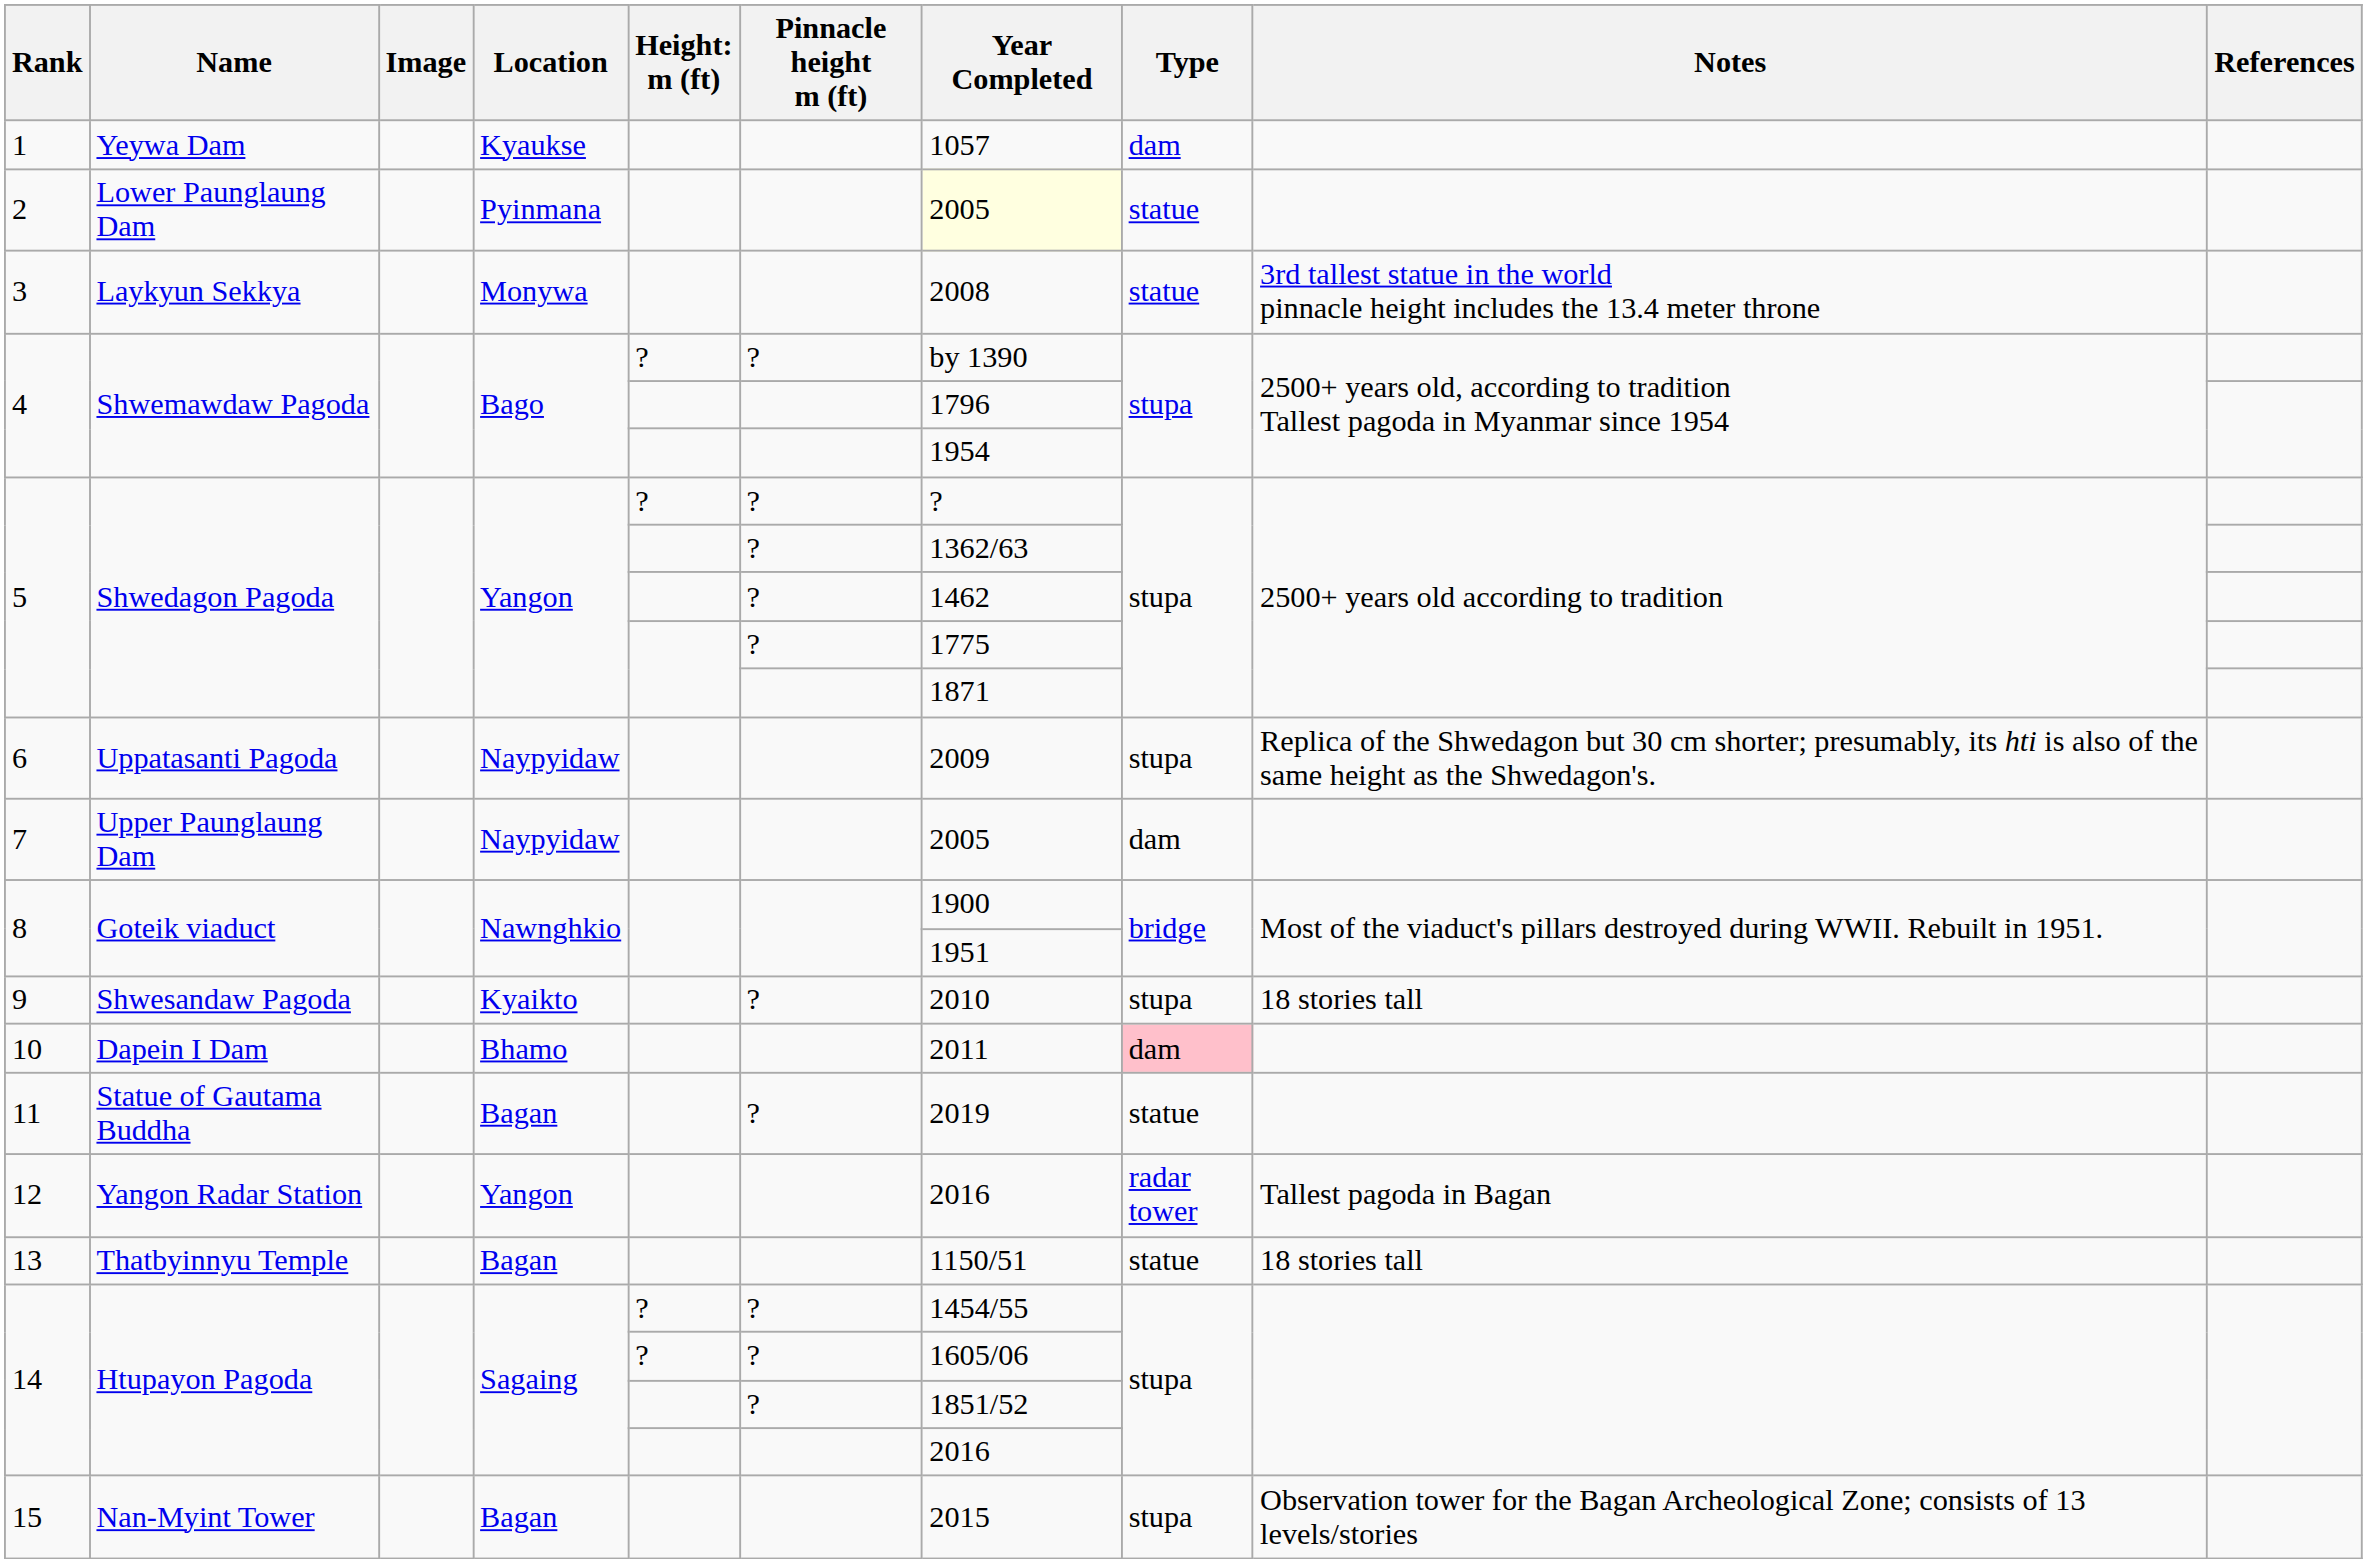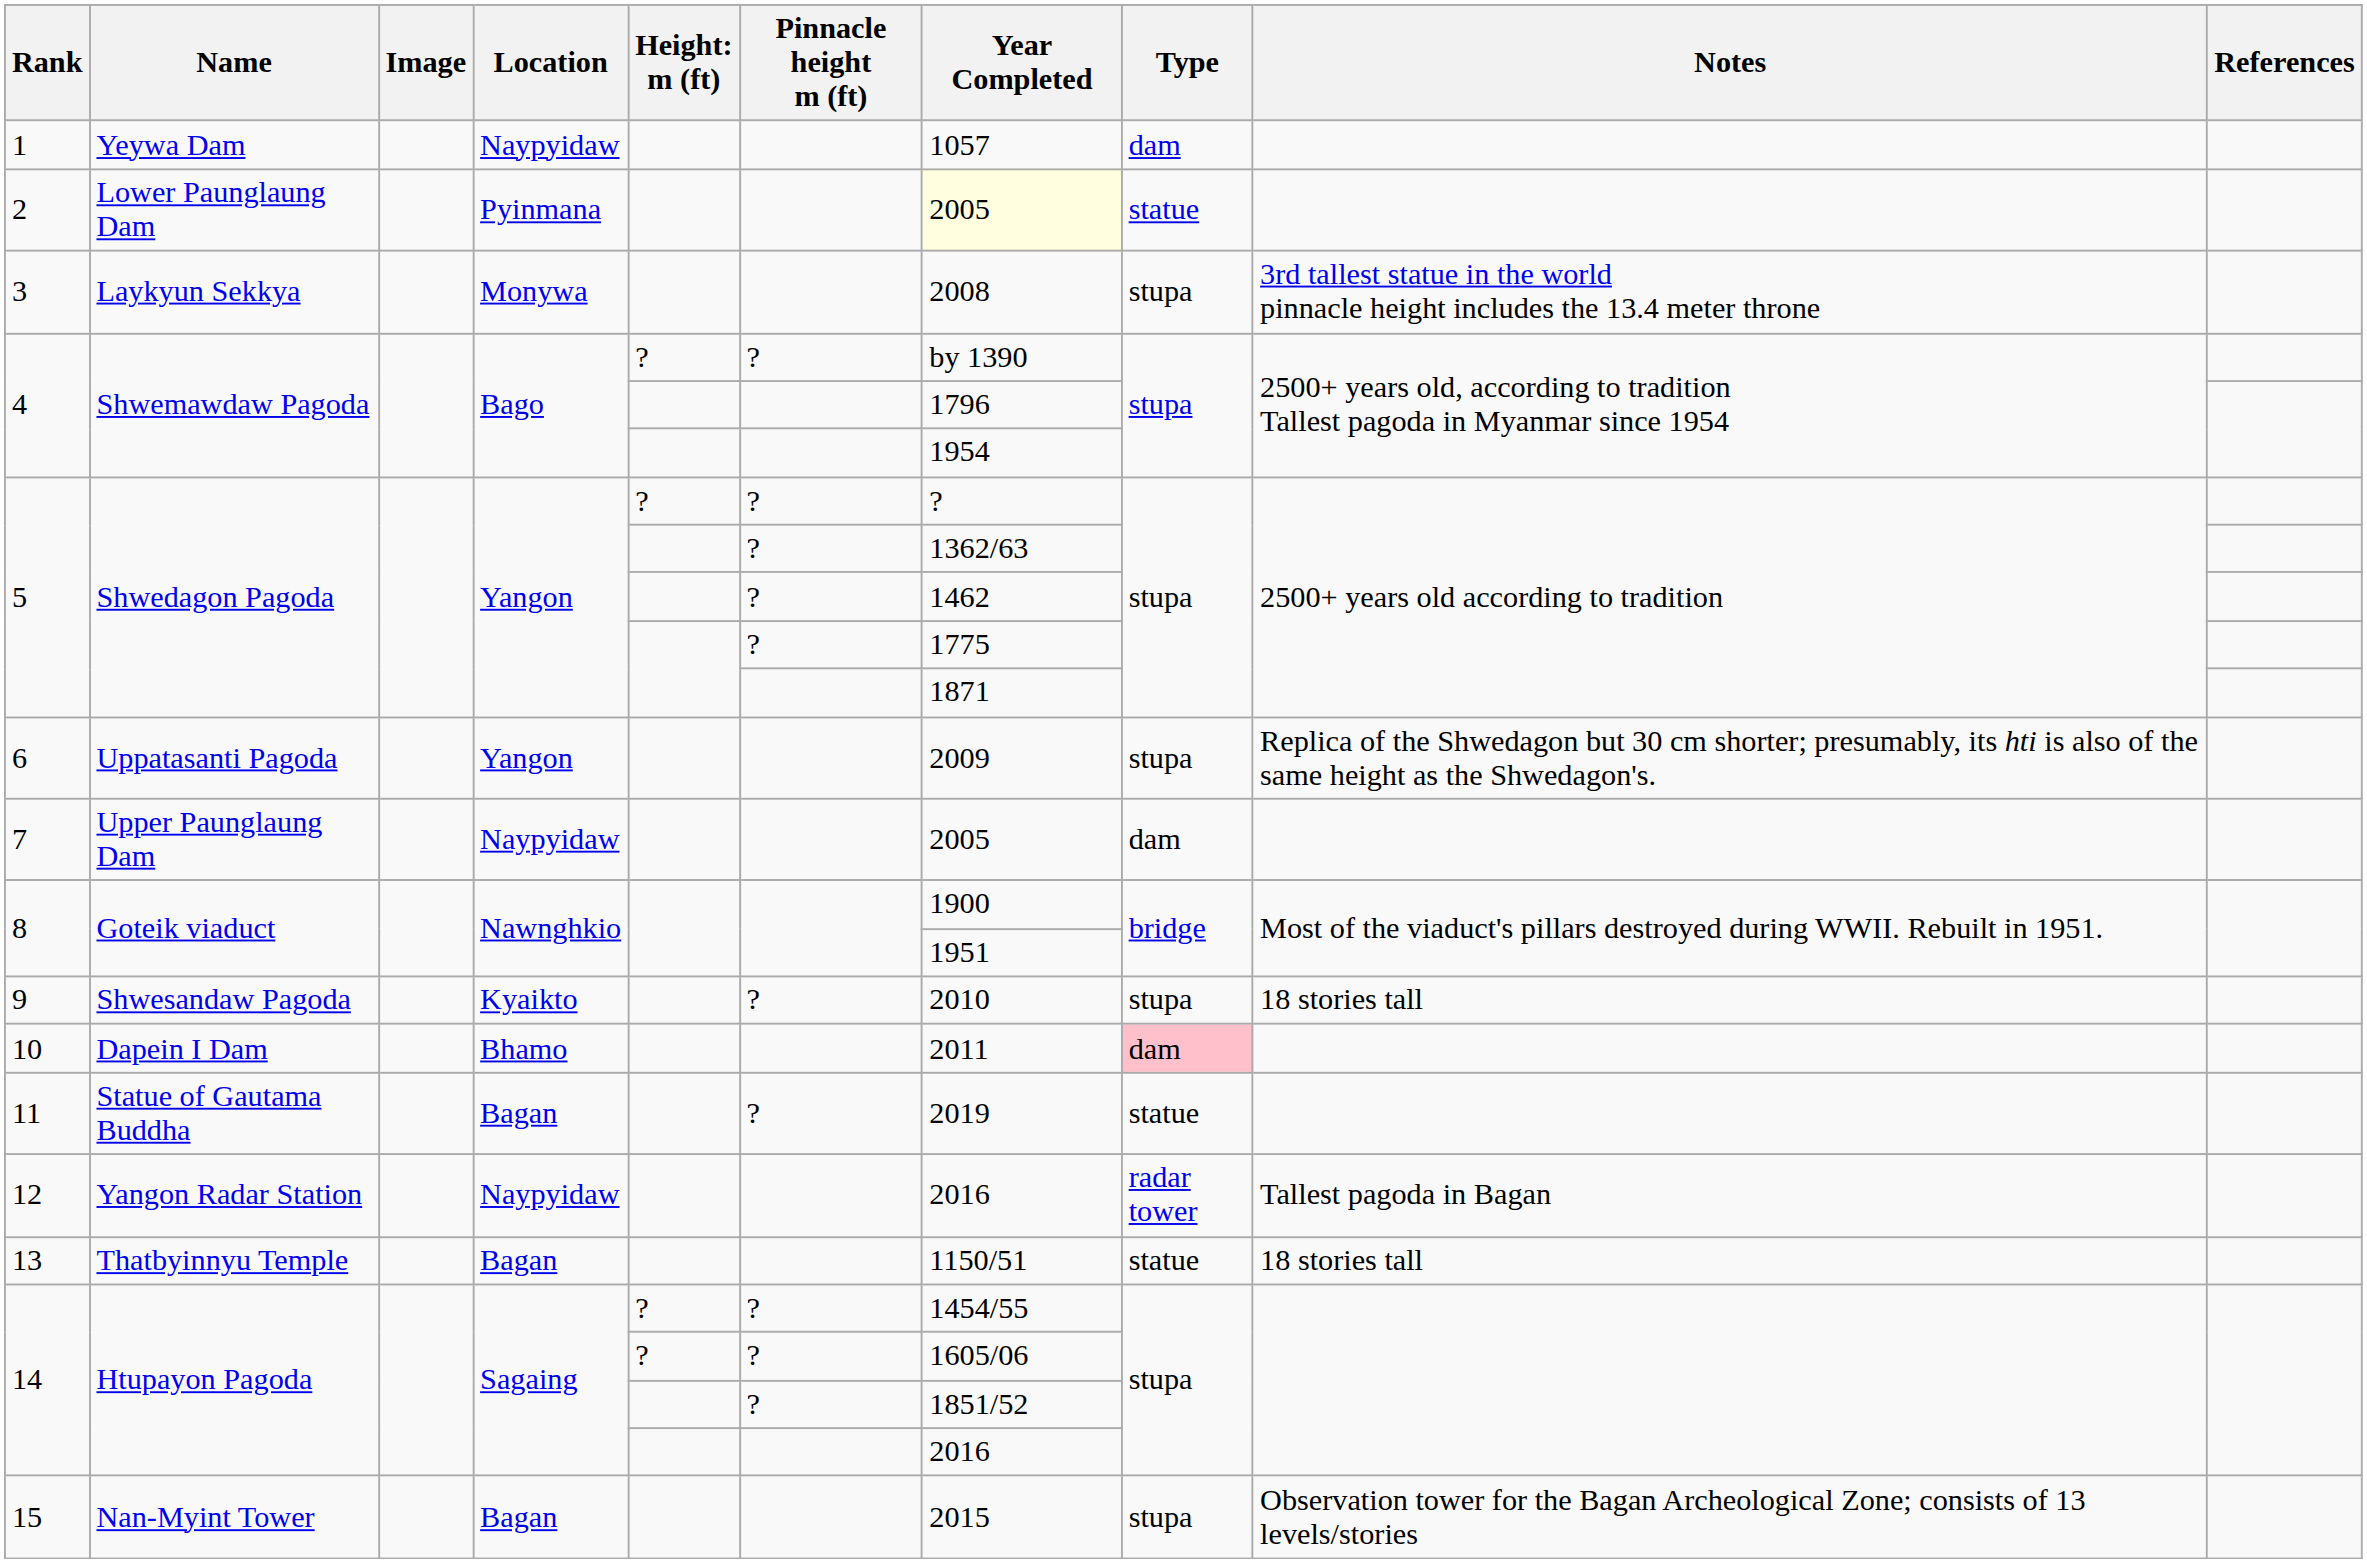(533, 144) Kyaukse -> (550, 144) Naypyidaw
(1164, 291) statue -> (1161, 291) stupa
(550, 757) Naypyidaw -> (526, 757) Yangon
(526, 1194) Yangon -> (550, 1194) Naypyidaw
